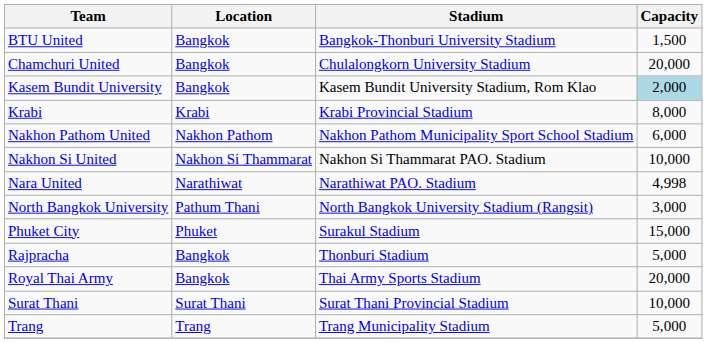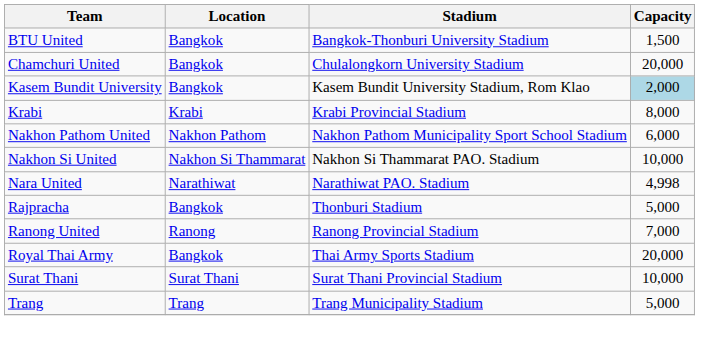- row: (88, 207)
- row: (44, 231)
+ row: (54, 231)
